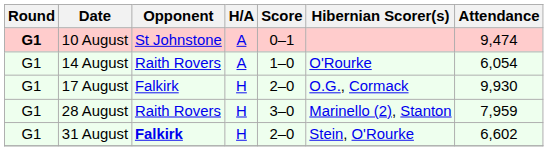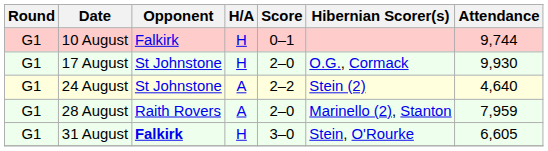(31, 39) bold -> (31, 39) normal
(178, 39) St Johnstone -> (157, 39) Falkirk
(241, 39) A -> (241, 39) H
(499, 39) 9,474 -> (499, 39) 9,744
- row: (95, 63)
(157, 87) Falkirk -> (178, 63) St Johnstone
+ row: (95, 87)
(241, 110) H -> (241, 110) A
(282, 110) 3–0 -> (282, 110) 2–0
(282, 134) 2–0 -> (282, 134) 3–0
(499, 134) 6,602 -> (499, 134) 6,605
